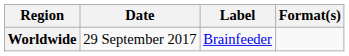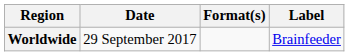columns swapped: (310, 16) <-> (238, 16)
